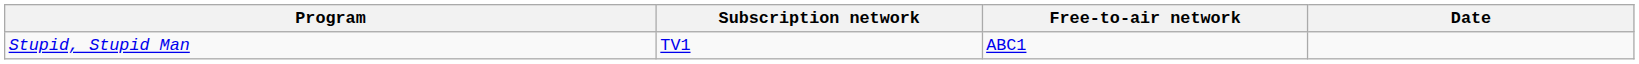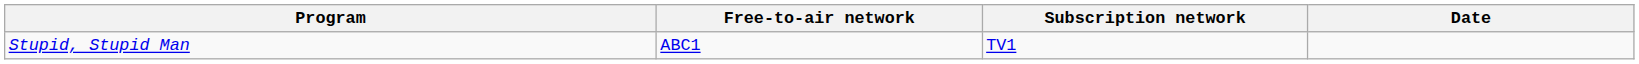columns swapped: (1145, 18) <-> (819, 18)
